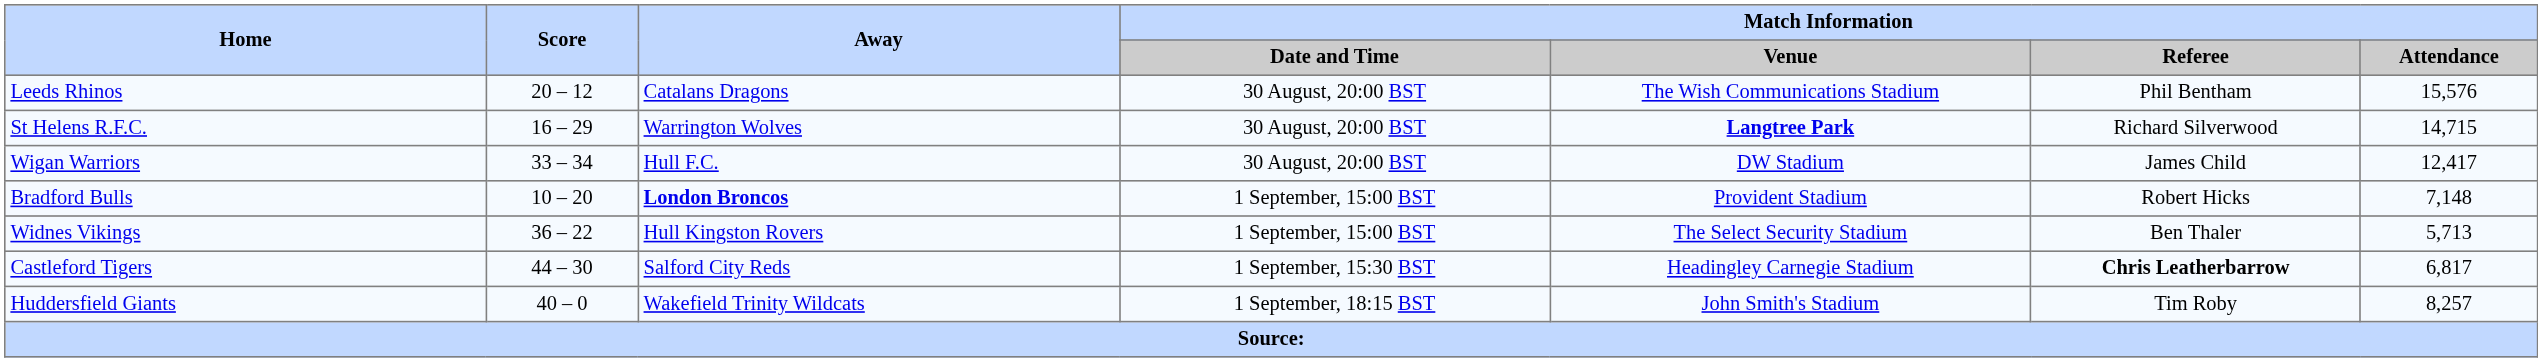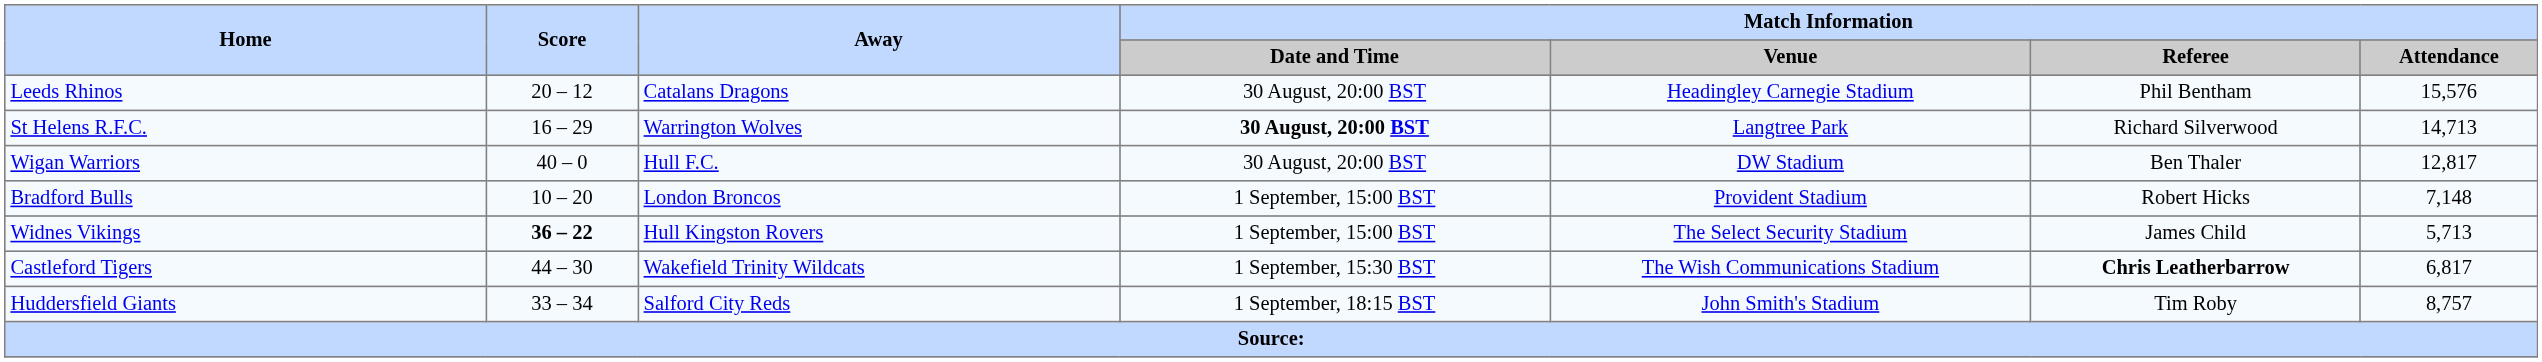(1790, 92) The Wish Communications Stadium -> (1790, 92) Headingley Carnegie Stadium
(1334, 127) normal -> (1334, 127) bold
(1790, 127) bold -> (1790, 127) normal
(2449, 127) 14,715 -> (2449, 127) 14,713
(562, 162) 33 – 34 -> (562, 162) 40 – 0
(2196, 162) James Child -> (2196, 162) Ben Thaler
(2449, 162) 12,417 -> (2449, 162) 12,817
(716, 198) bold -> (712, 198) normal
(562, 233) normal -> (562, 233) bold
(2196, 233) Ben Thaler -> (2196, 233) James Child
(717, 268) Salford City Reds -> (754, 268) Wakefield Trinity Wildcats
(1790, 268) Headingley Carnegie Stadium -> (1790, 268) The Wish Communications Stadium
(562, 303) 40 – 0 -> (562, 303) 33 – 34
(754, 303) Wakefield Trinity Wildcats -> (717, 303) Salford City Reds
(2449, 303) 8,257 -> (2449, 303) 8,757
